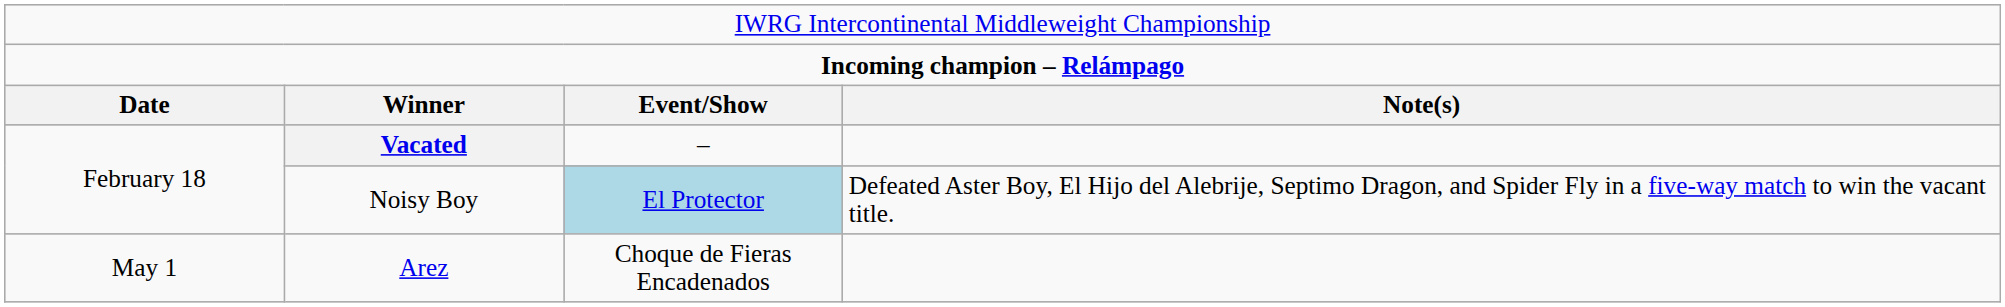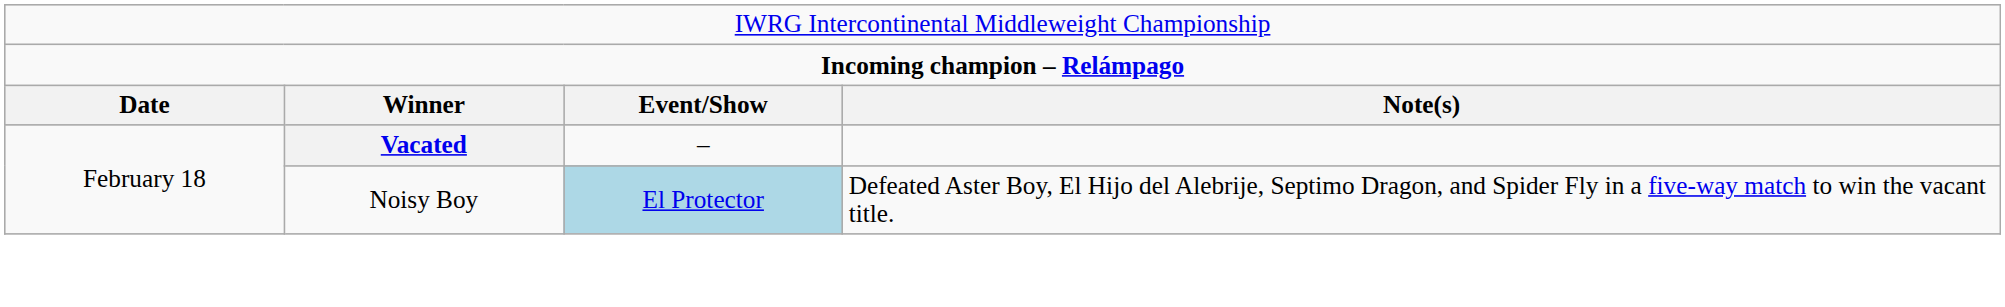- row: (424, 267)
